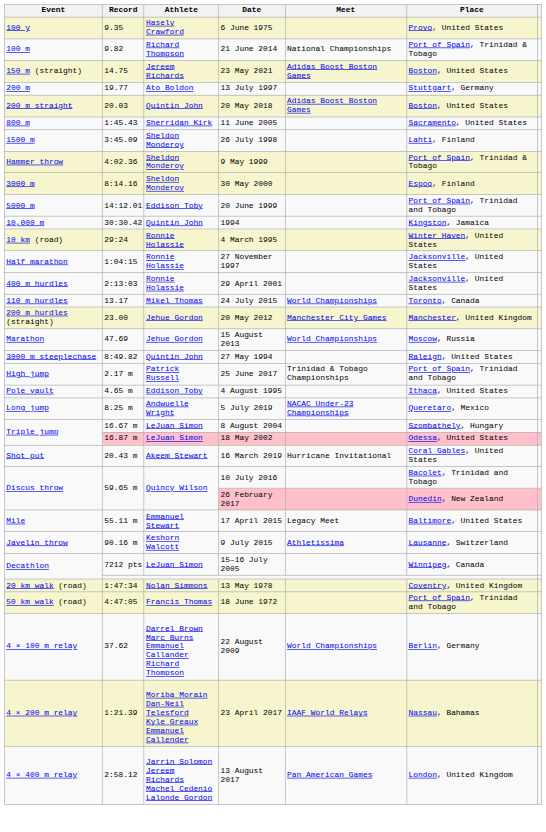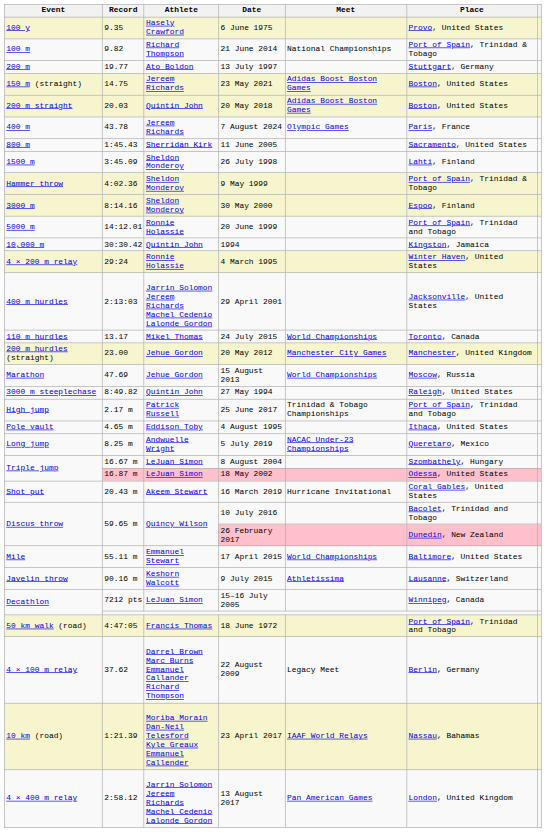rows swapped: (247, 72) <-> (249, 89)
+ row: (251, 128)
(174, 206) Eddison Toby -> (165, 228) Ronnie Holassie
(35, 240) 10 km (road) -> (42, 262) 4 × 200 m relay
- row: (247, 262)
(165, 284) Ronnie Holassie -> (179, 306) Jarrin Solomon Jereem Richards Machel Cedenio Lalonde Gordon
(313, 521) Legacy Meet -> (332, 557) World Championships
- row: (247, 586)
(332, 647) World Championships -> (313, 670) Legacy Meet
(42, 714) 4 × 200 m relay -> (35, 737) 10 km (road)
